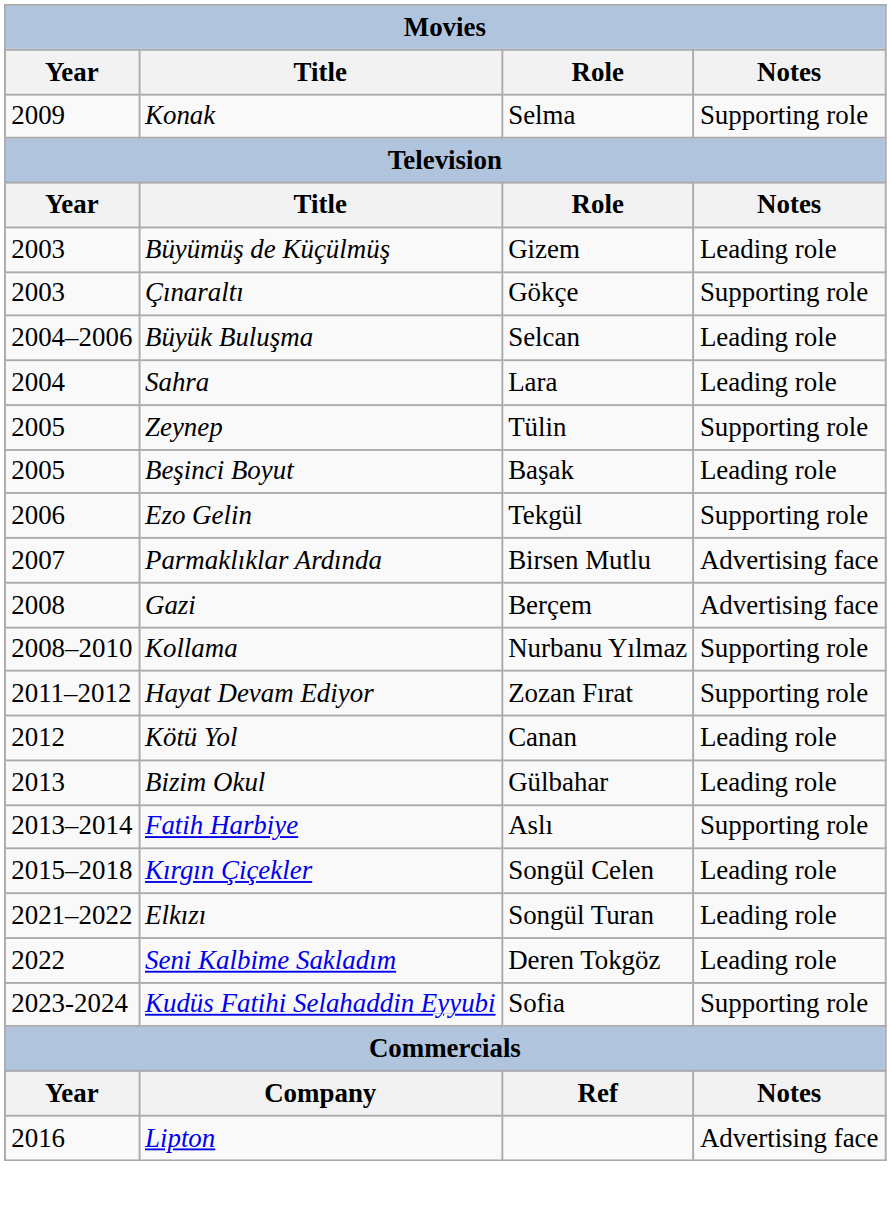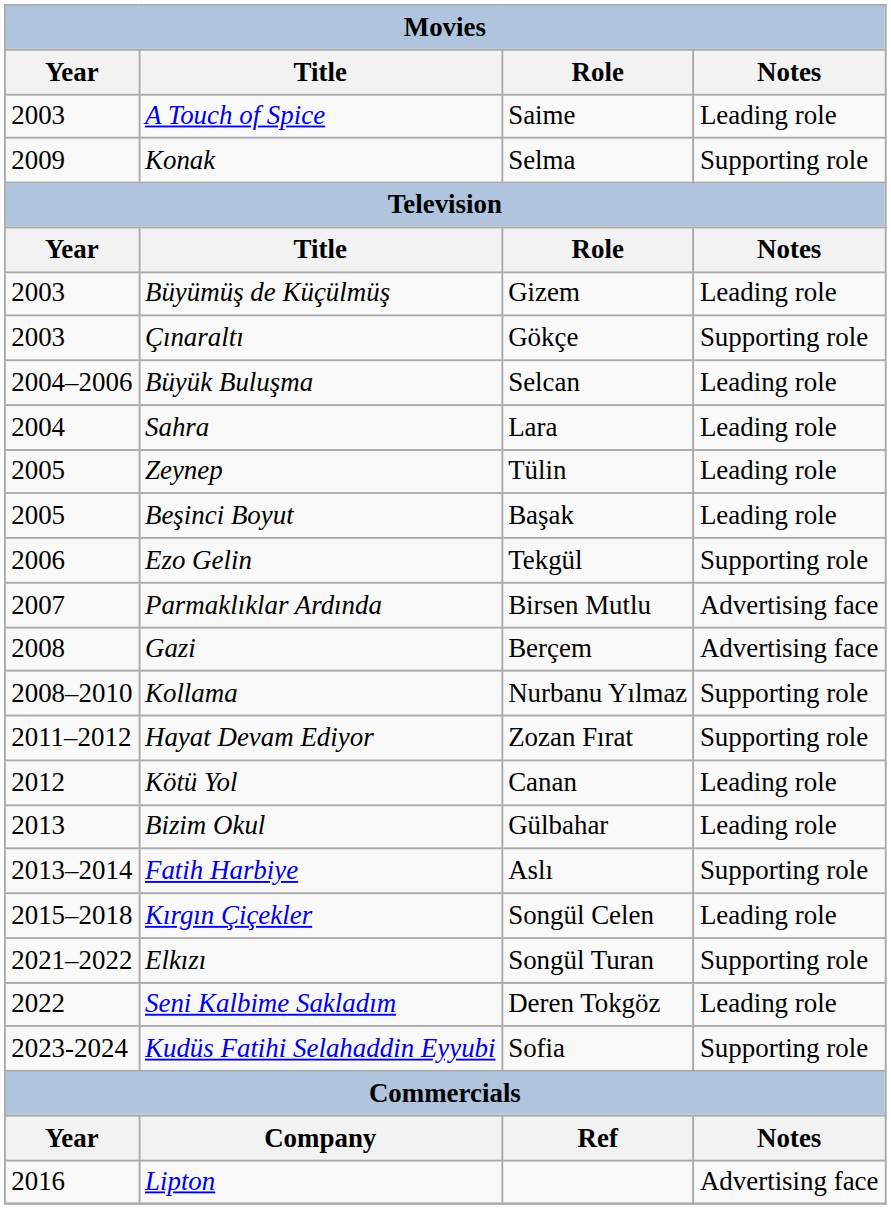+ row: (235, 115)
(784, 426) Supporting role -> (768, 471) Leading role
(768, 915) Leading role -> (784, 959) Supporting role
